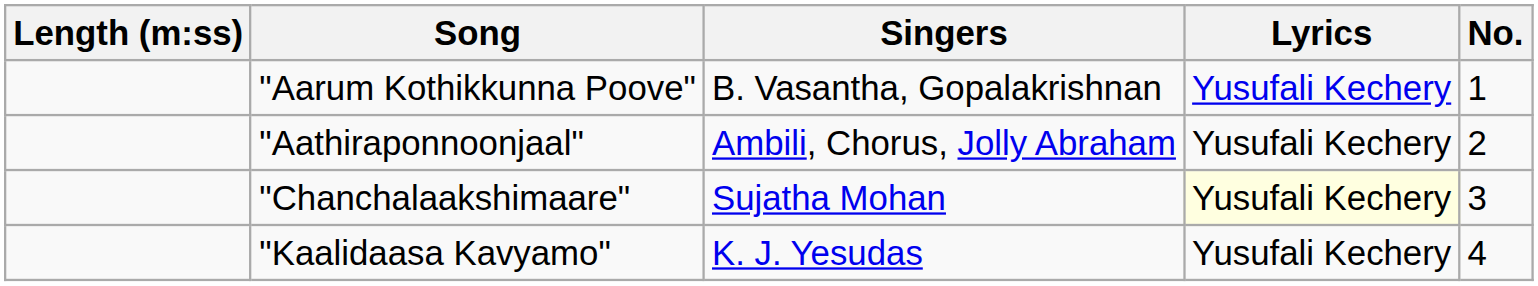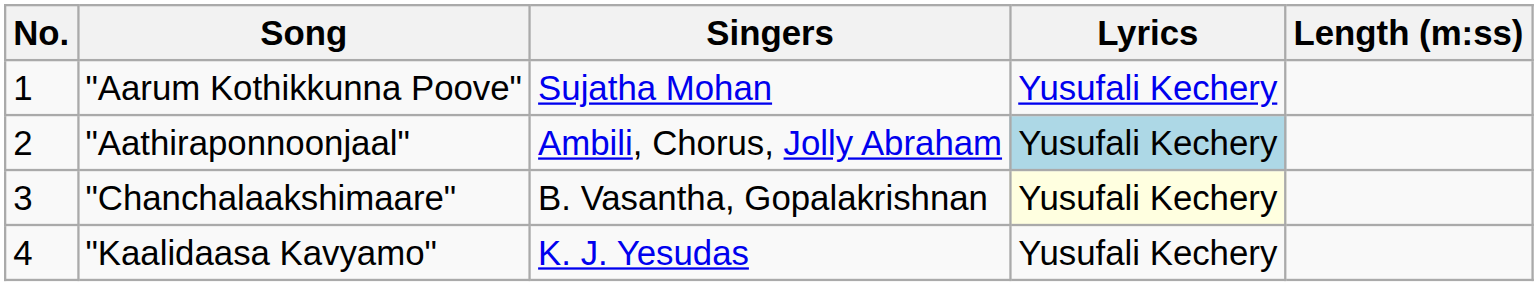columns swapped: (1495, 33) <-> (128, 33)
(937, 88) B. Vasantha, Gopalakrishnan -> (655, 88) Sujatha Mohan
(1322, 143) no background -> (1148, 143) lightblue background
(829, 198) Sujatha Mohan -> (763, 198) B. Vasantha, Gopalakrishnan
